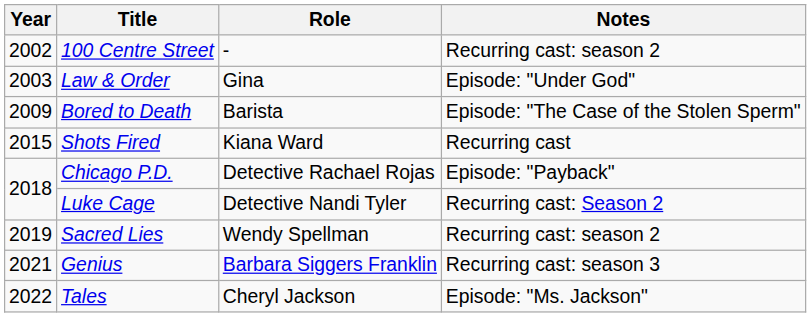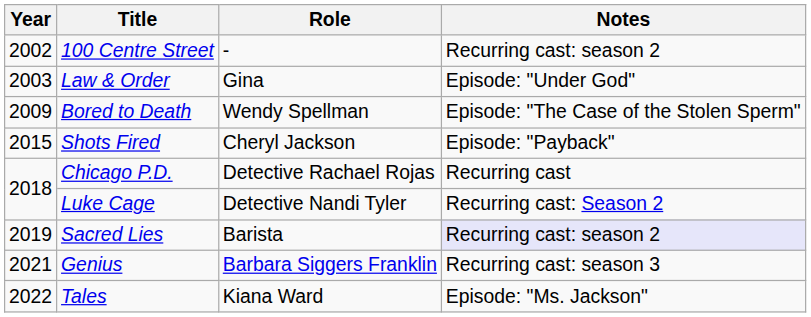(253, 111) Barista -> (296, 111) Wendy Spellman
(273, 142) Kiana Ward -> (289, 142) Cheryl Jackson
(508, 142) Recurring cast -> (530, 142) Episode: "Payback"
(530, 173) Episode: "Payback" -> (508, 173) Recurring cast
(296, 234) Wendy Spellman -> (253, 234) Barista
(553, 234) no background -> (553, 234) lavender background
(289, 296) Cheryl Jackson -> (273, 296) Kiana Ward
